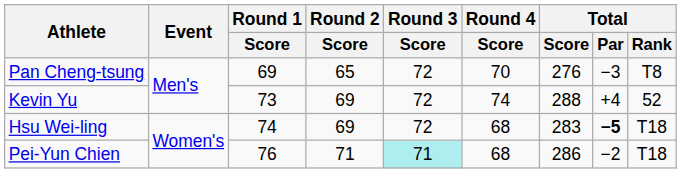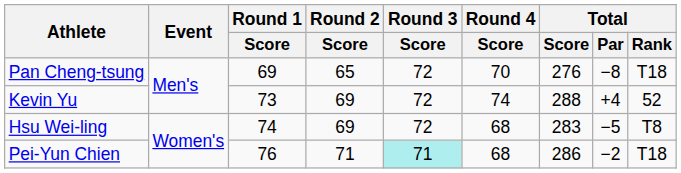(610, 72) −3 -> (610, 72) −8
(652, 72) T8 -> (652, 72) T18
(610, 127) bold -> (610, 127) normal
(652, 127) T18 -> (652, 127) T8
